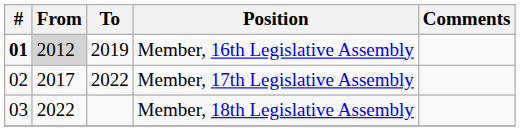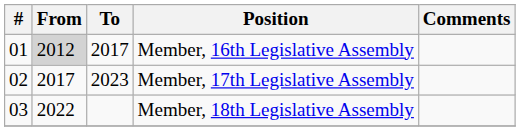(19, 49) bold -> (19, 49) normal
(110, 49) 2019 -> (110, 49) 2017
(110, 79) 2022 -> (110, 79) 2023
